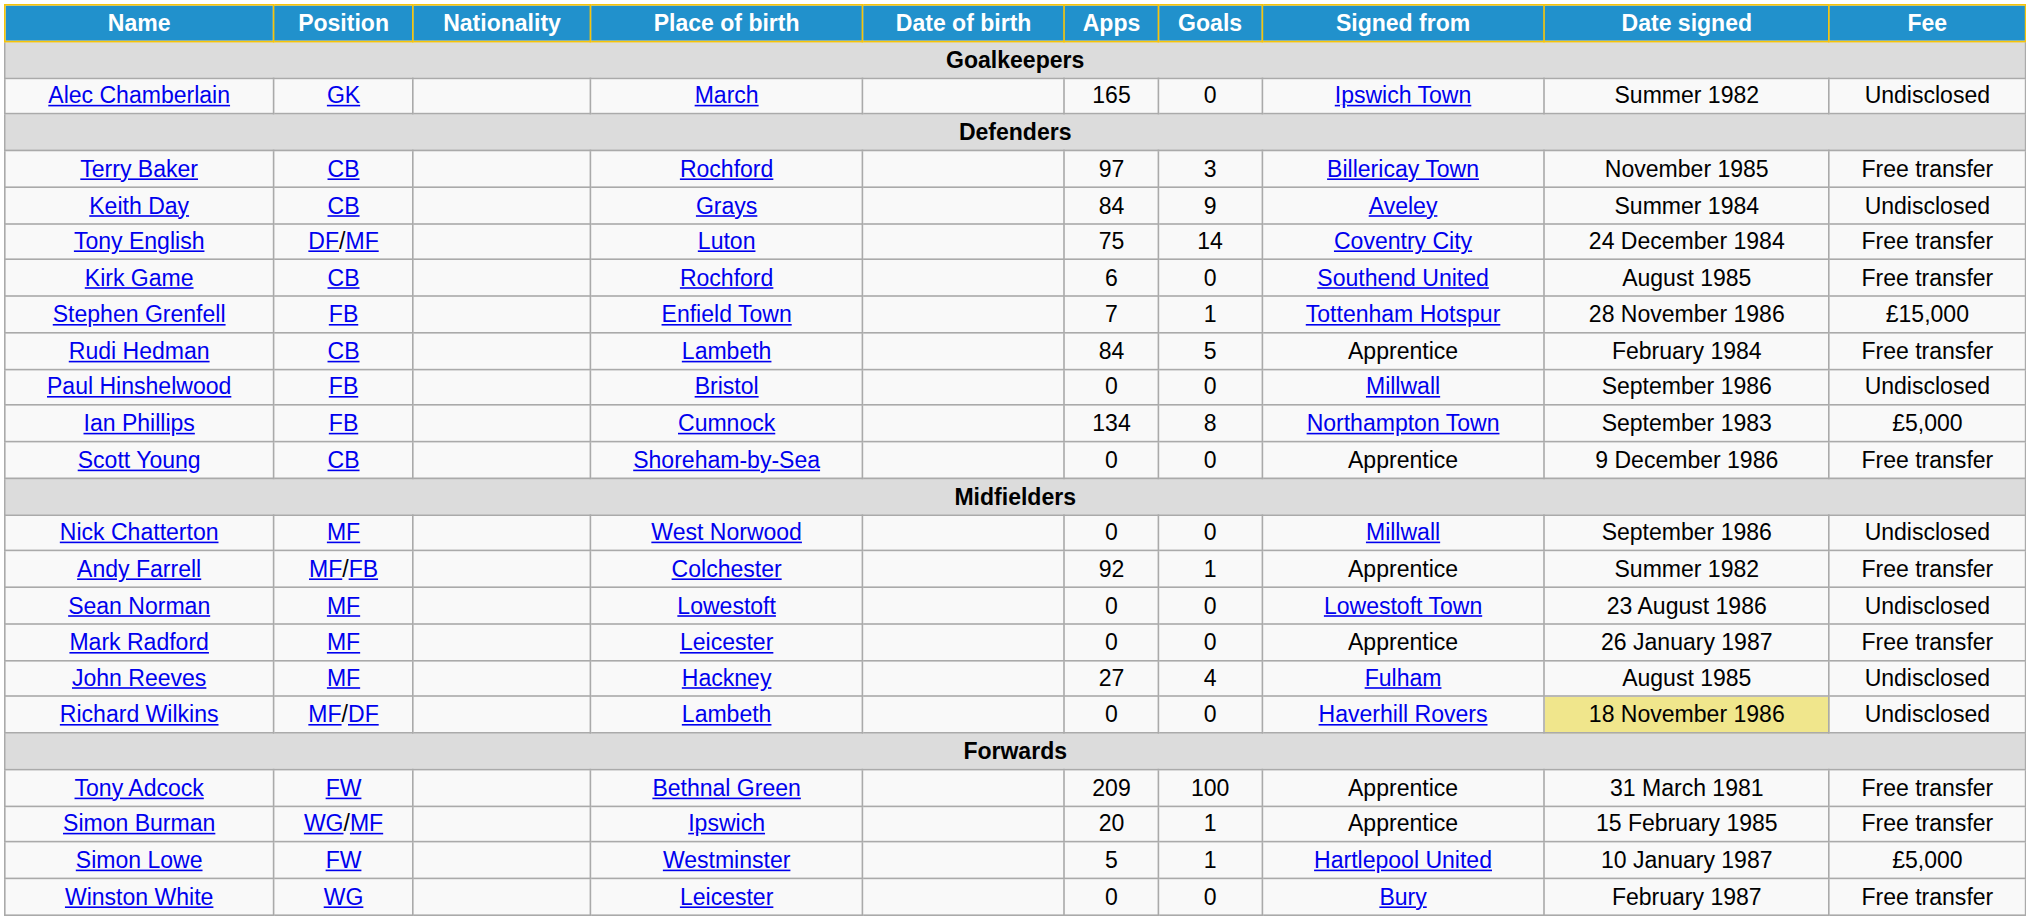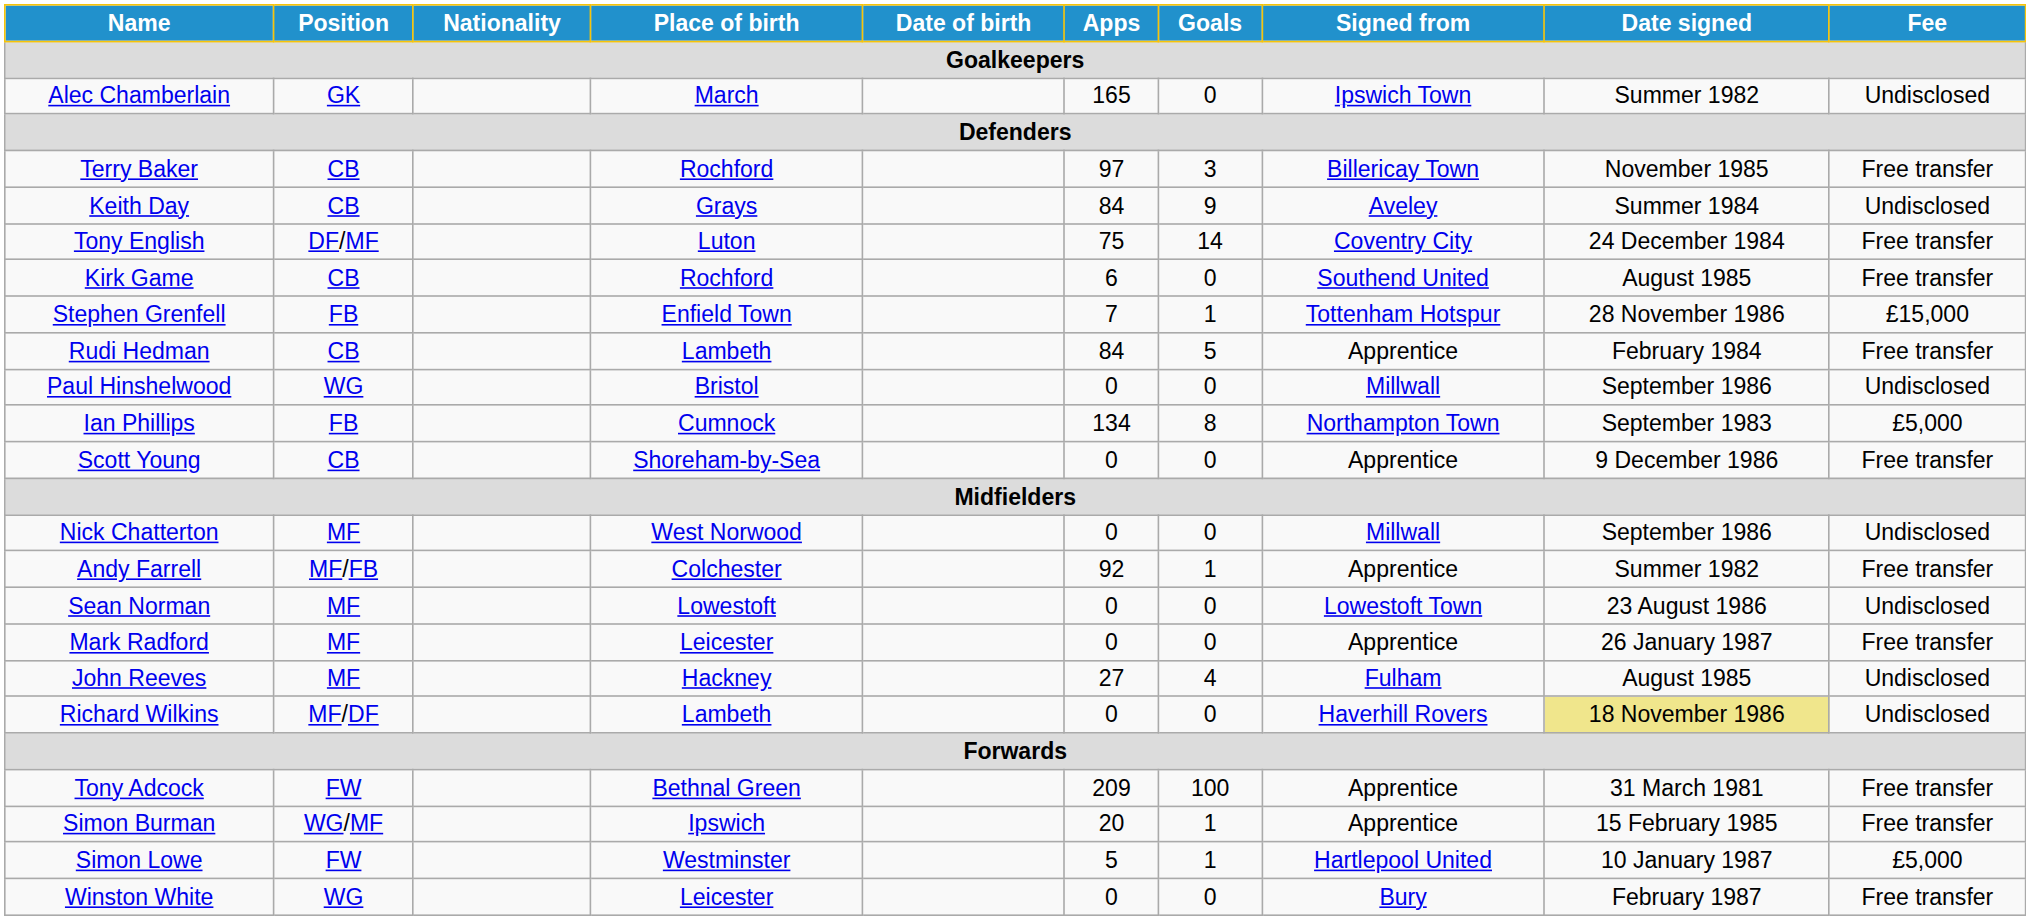(344, 387) FB -> (344, 387) WG
